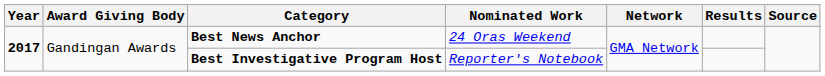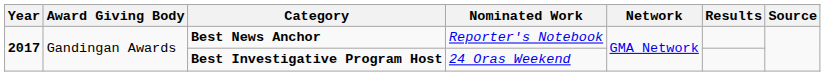(510, 38) 24 Oras Weekend -> (526, 38) Reporter's Notebook
(526, 60) Reporter's Notebook -> (510, 60) 24 Oras Weekend
